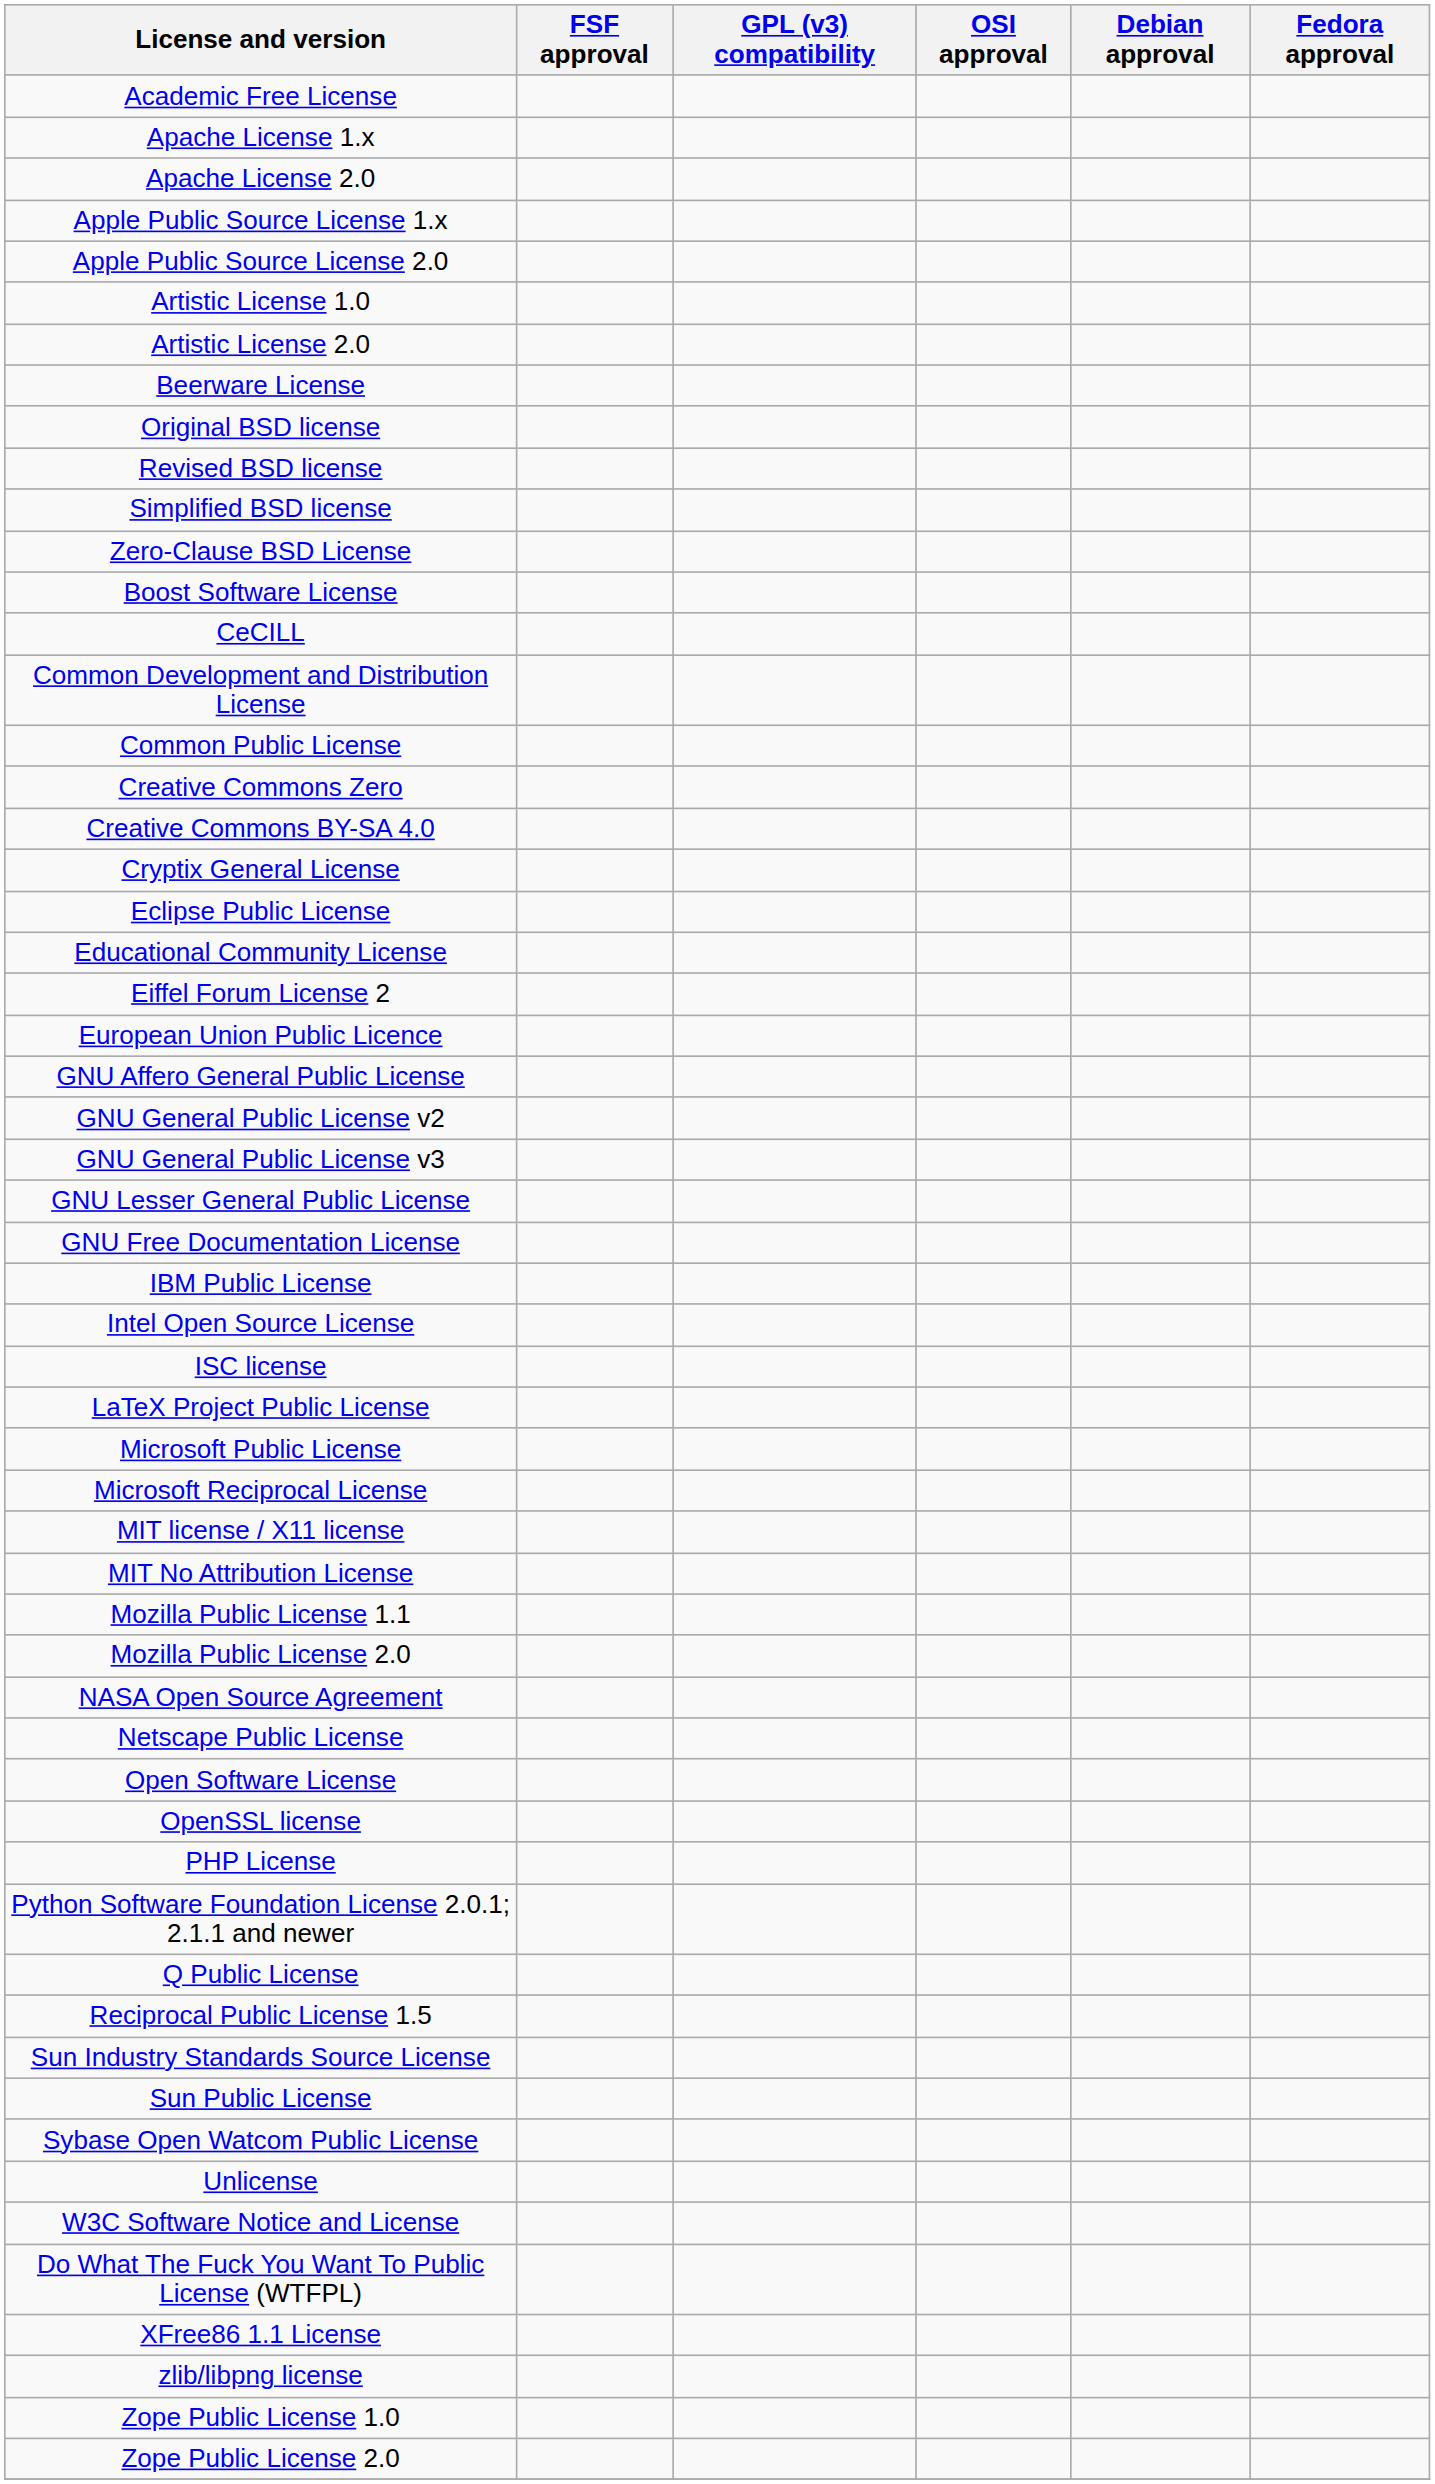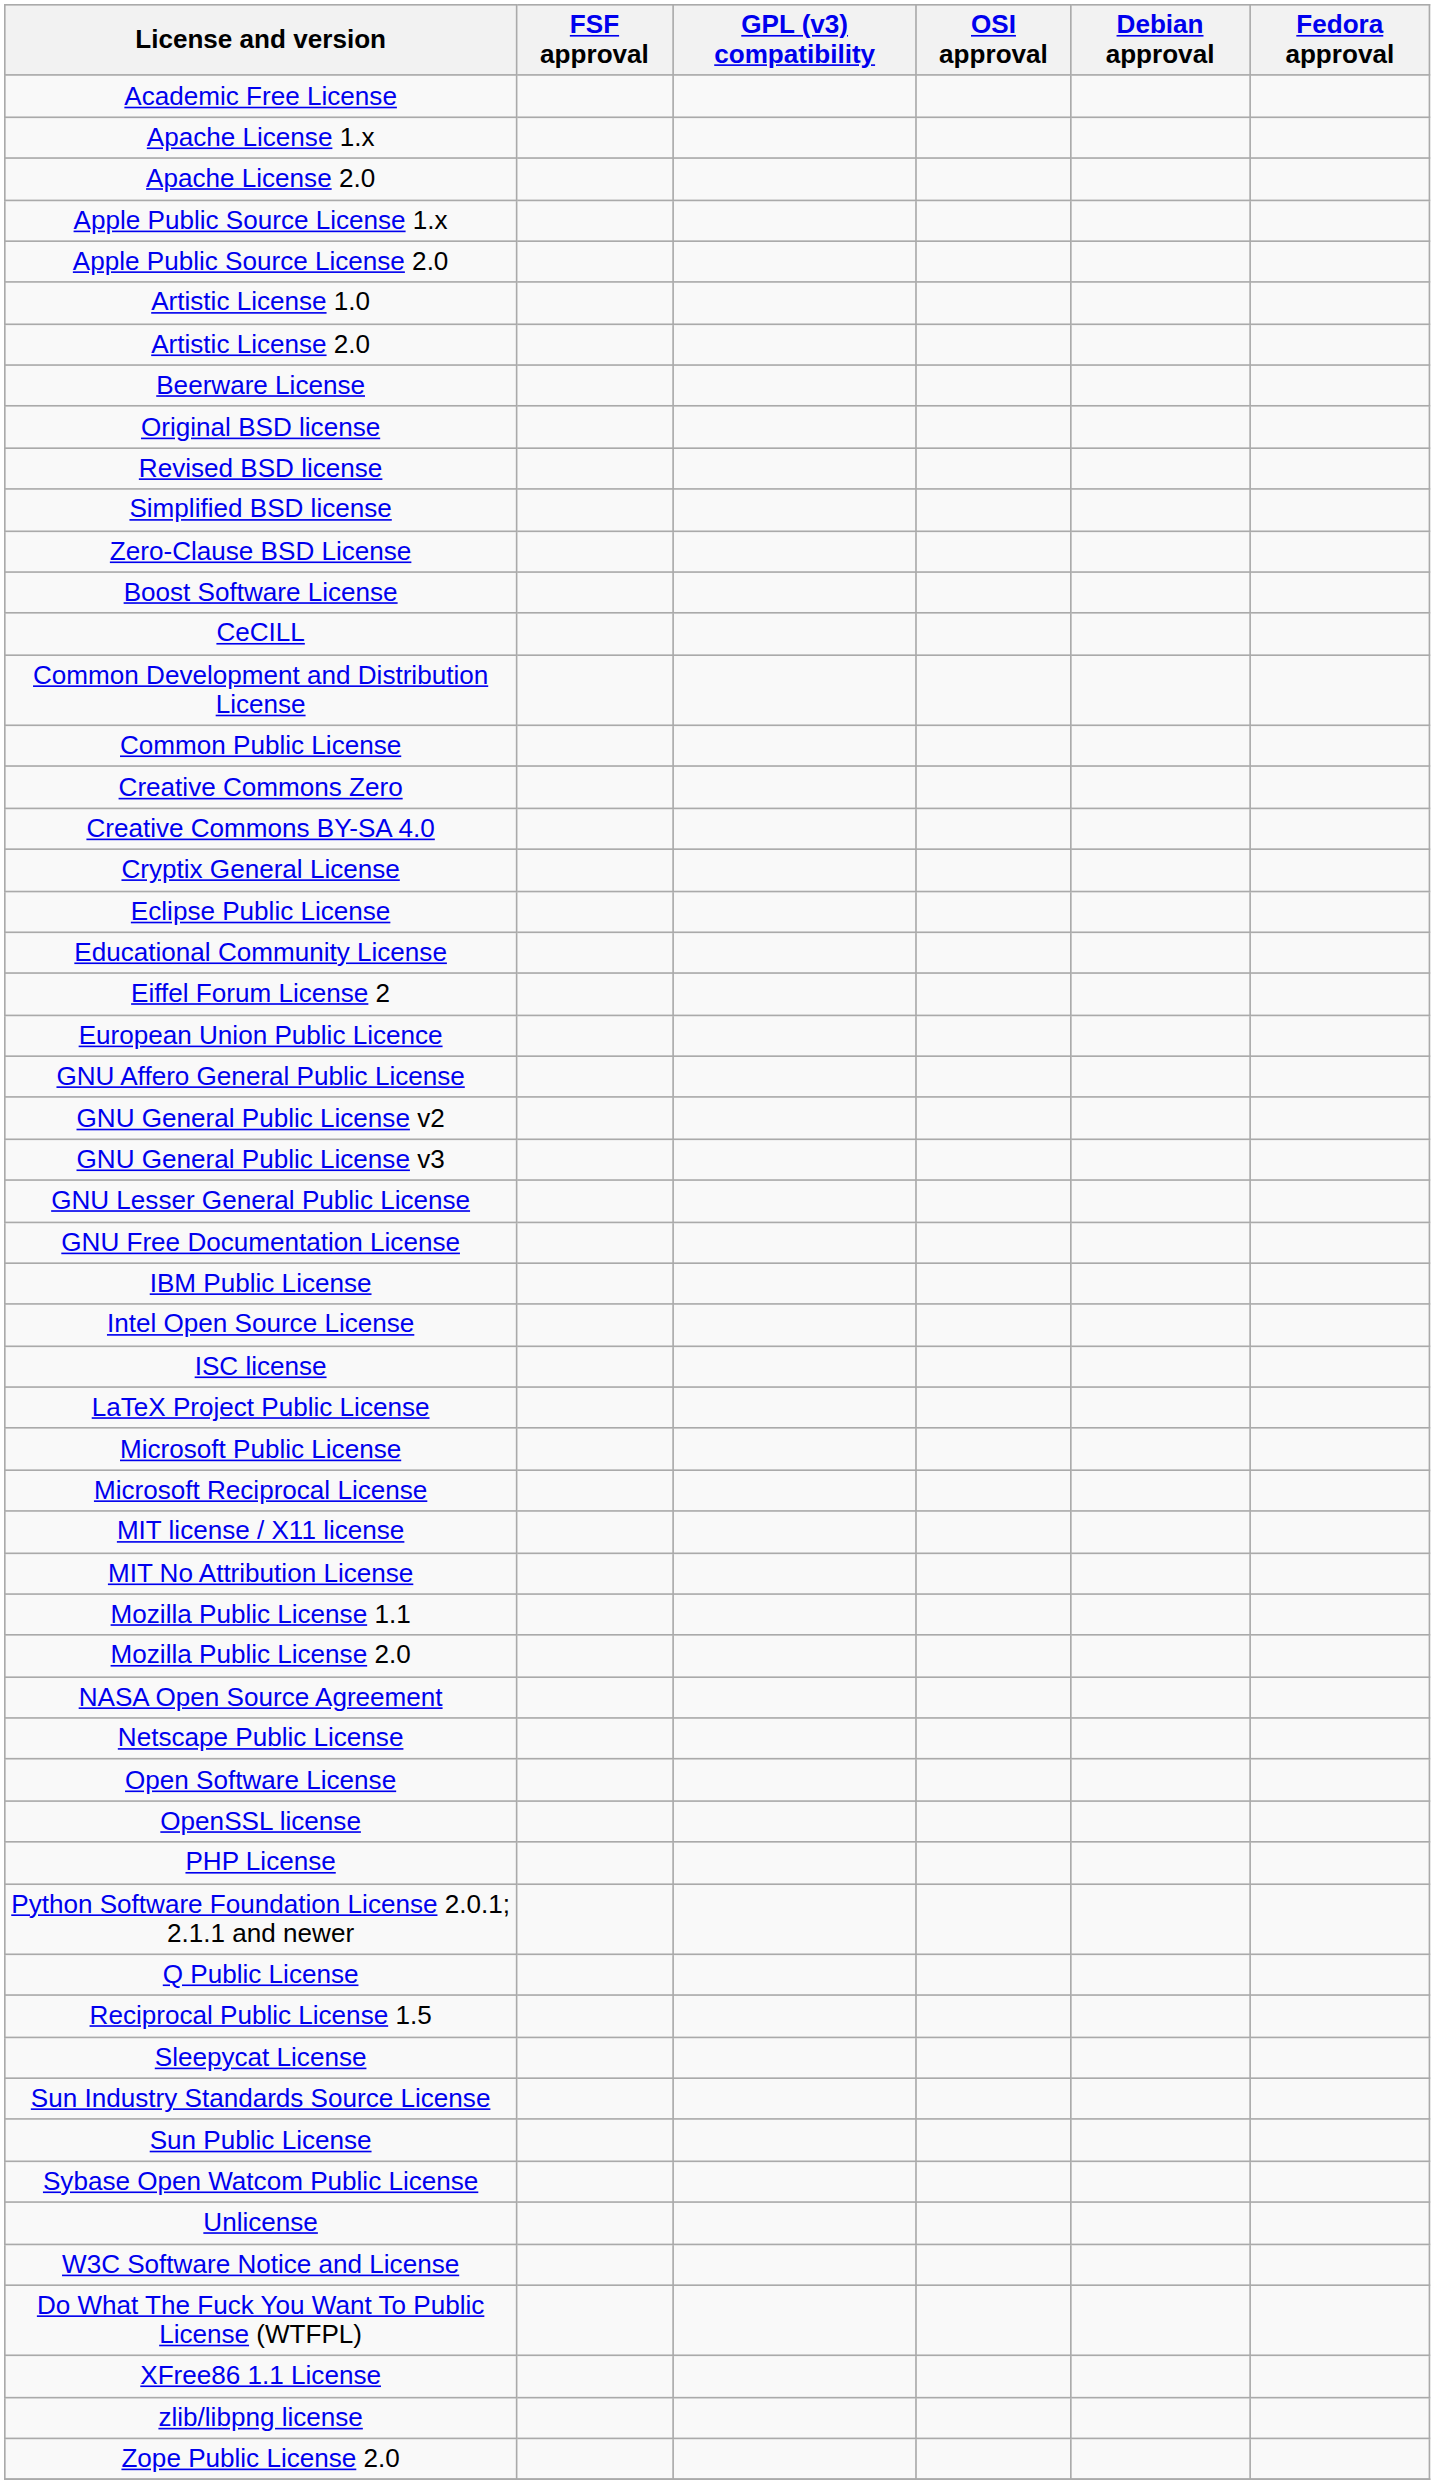+ row: (261, 2057)
- row: (261, 2417)
